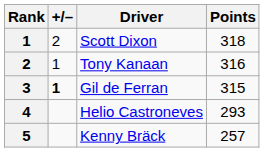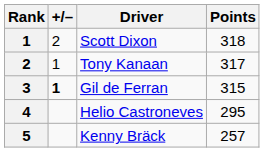(233, 64) 316 -> (233, 64) 317
(233, 112) 293 -> (233, 112) 295
